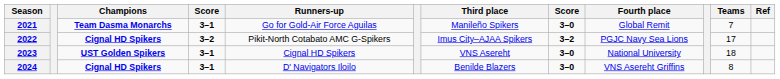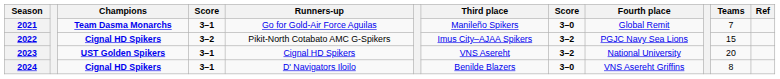(731, 39) 17 -> (731, 39) 15
(567, 53) 3–0 -> (567, 53) 3–2
(731, 53) 18 -> (731, 53) 20
